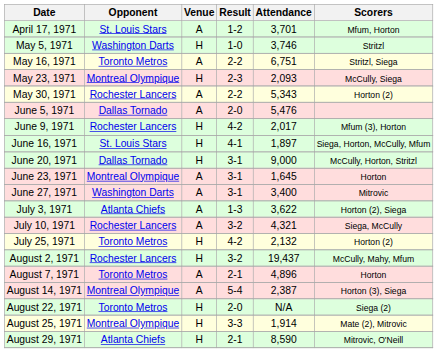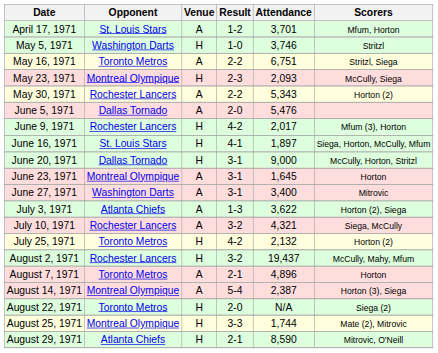(284, 324) 1,914 -> (284, 324) 1,744
